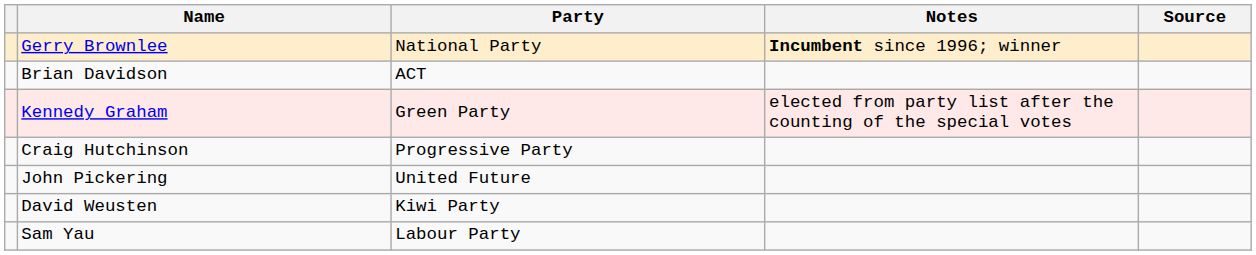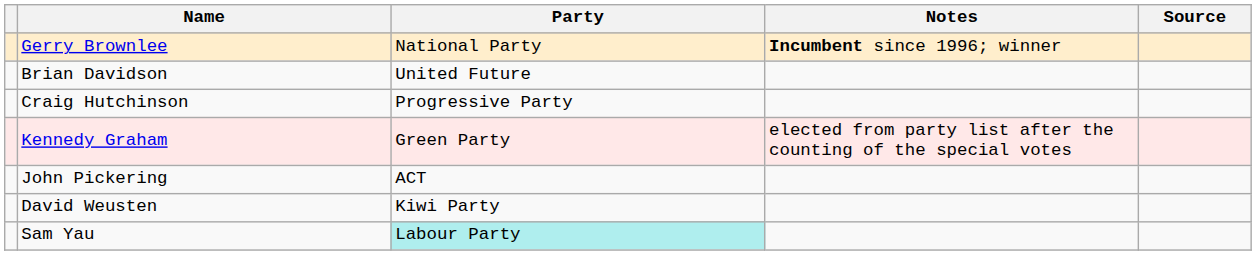(411, 75) ACT -> (463, 75) United Future
rows swapped: (94, 113) <-> (105, 151)
(463, 179) United Future -> (411, 179) ACT
(458, 236) no background -> (458, 236) paleturquoise background
